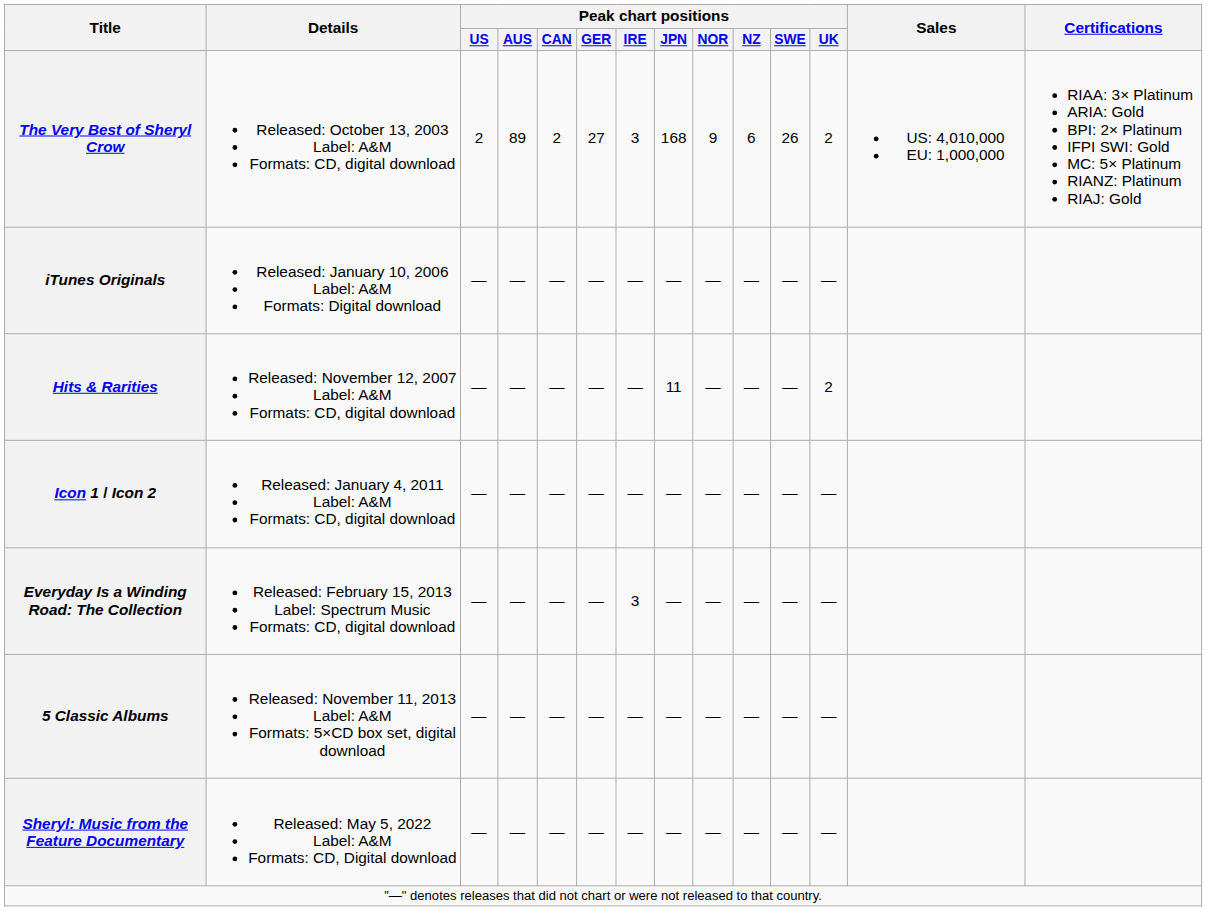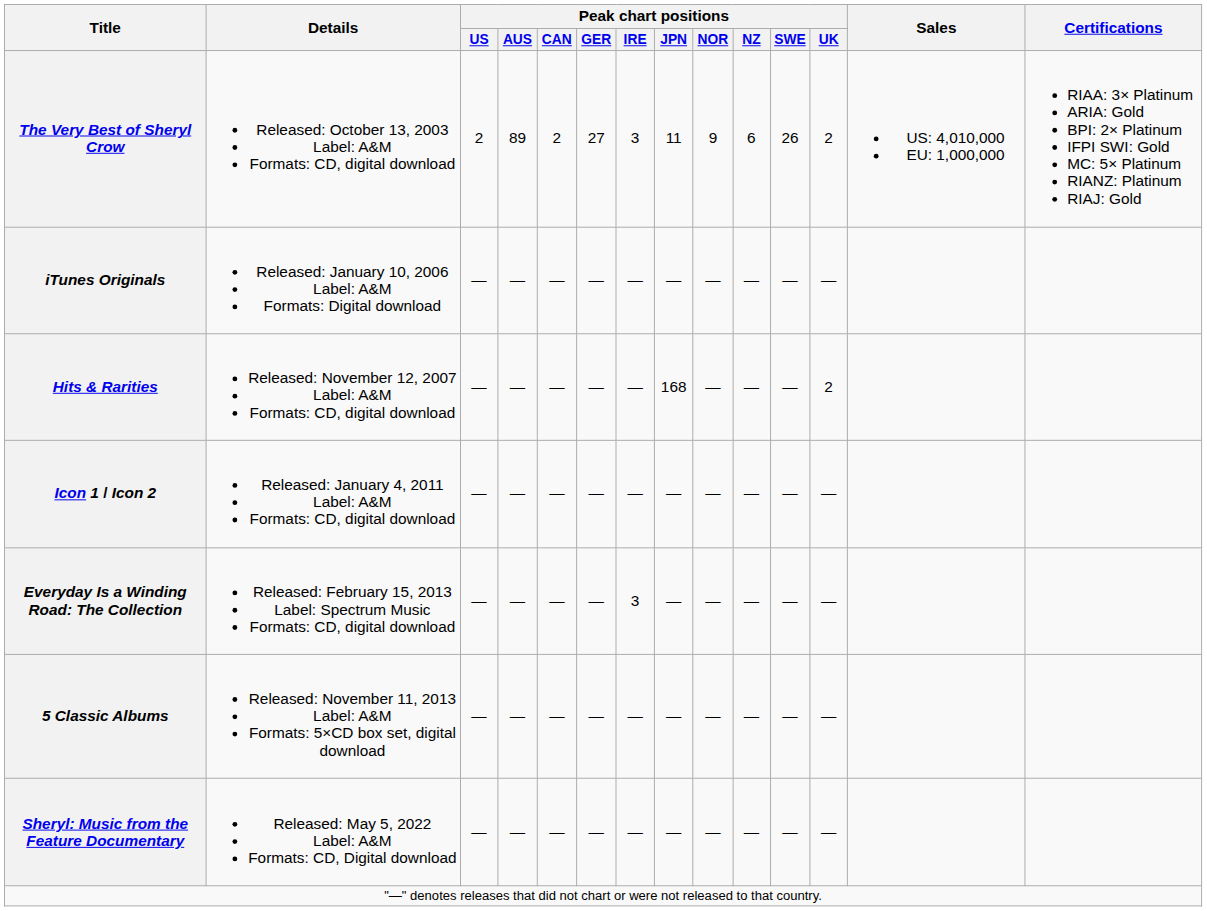(674, 138) 168 -> (674, 138) 11
(674, 387) 11 -> (674, 387) 168
